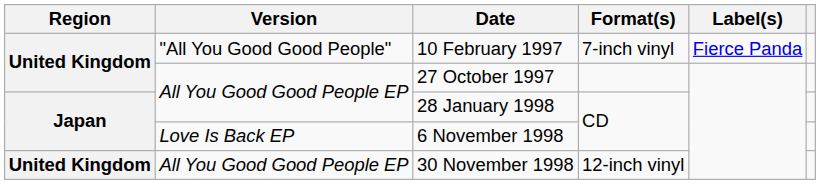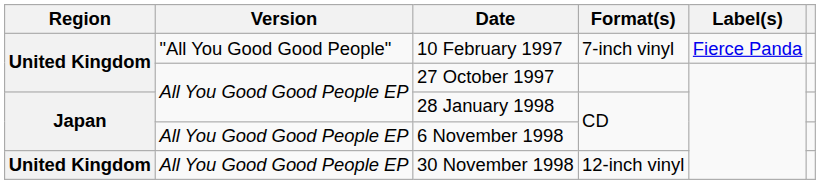(227, 135) Love Is Back EP -> (284, 135) All You Good Good People EP
